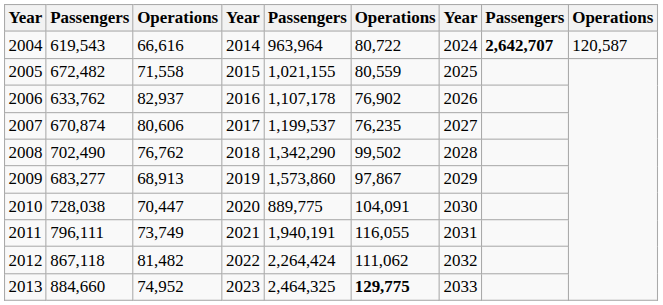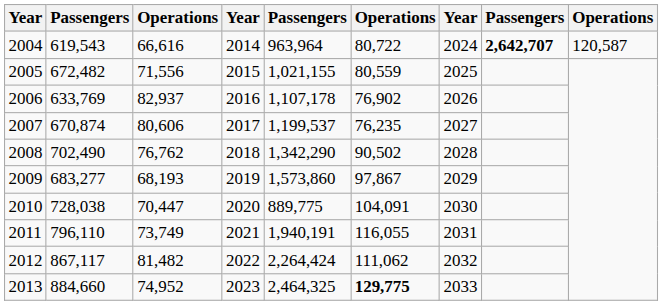(160, 71) 71,558 -> (160, 71) 71,556
(78, 98) 633,762 -> (78, 98) 633,769
(378, 152) 99,502 -> (378, 152) 90,502
(160, 179) 68,913 -> (160, 179) 68,193
(77, 233) 796,111 -> (77, 233) 796,110
(77, 260) 867,118 -> (77, 260) 867,117
